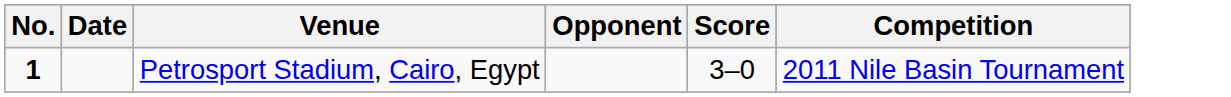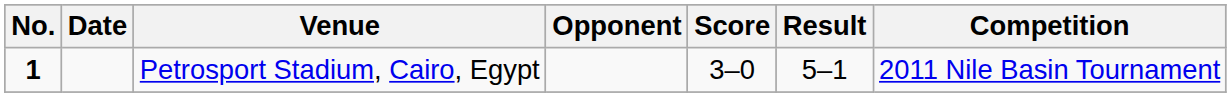+ column: (825, 26)
